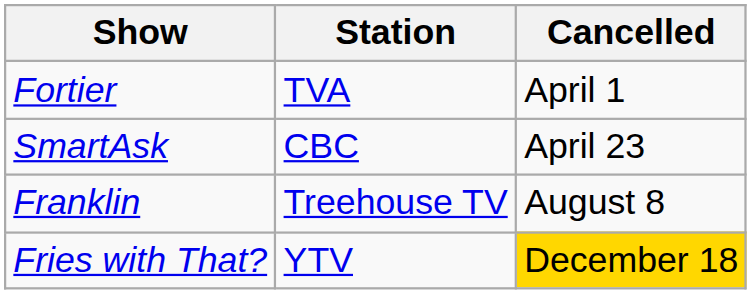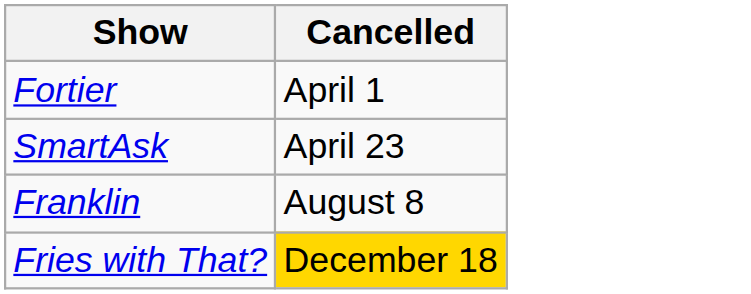- column: (396, 32)
